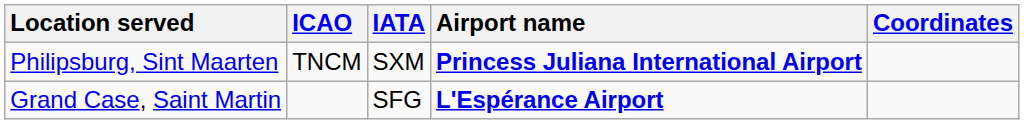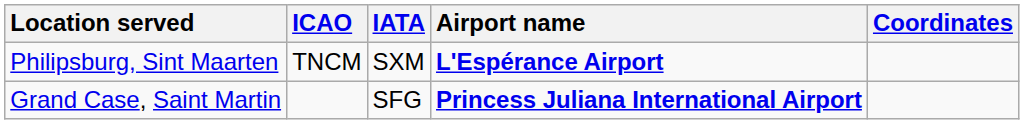(649, 61) Princess Juliana International Airport -> (550, 61) L'Espérance Airport
(550, 99) L'Espérance Airport -> (649, 99) Princess Juliana International Airport
